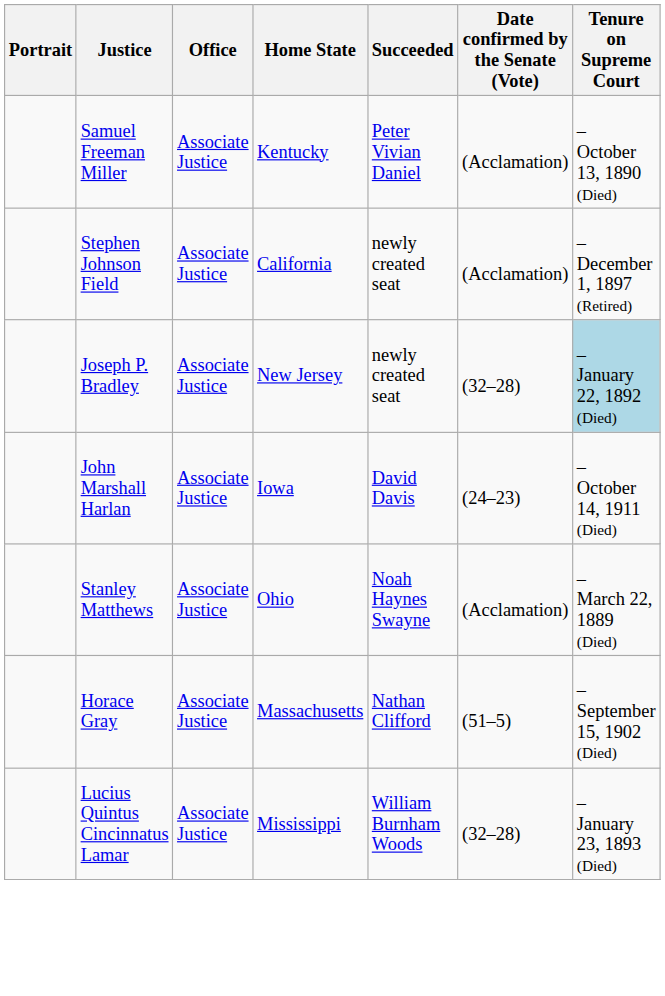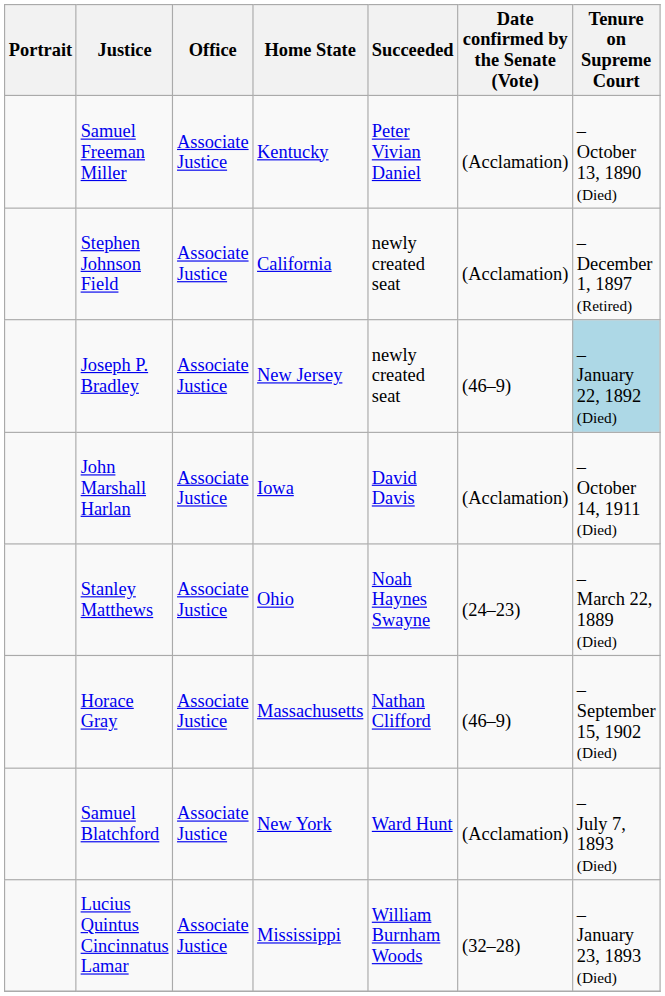(491, 386) (32–28) -> (487, 386) (46–9)
(491, 498) (24–23) -> (515, 498) (Acclamation)
(515, 610) (Acclamation) -> (491, 610) (24–23)
(487, 722) (51–5) -> (487, 722) (46–9)
+ row: (120, 823)
